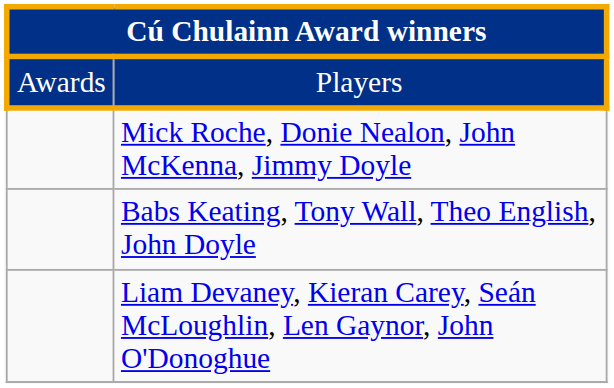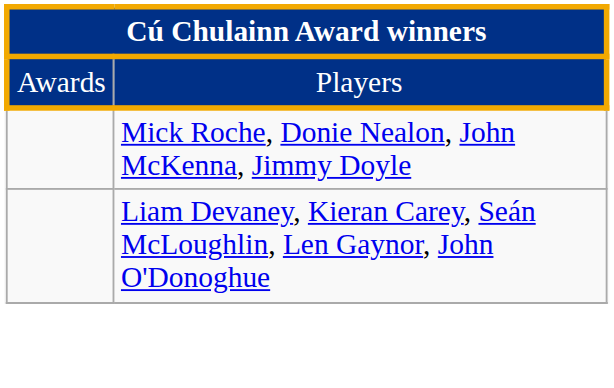- row: (358, 228)
